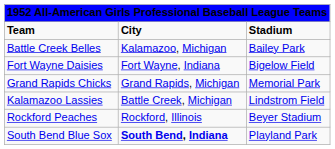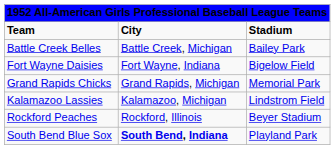(174, 48) Kalamazoo, Michigan -> (176, 48) Battle Creek, Michigan
(176, 100) Battle Creek, Michigan -> (174, 100) Kalamazoo, Michigan
